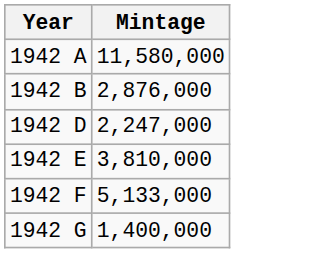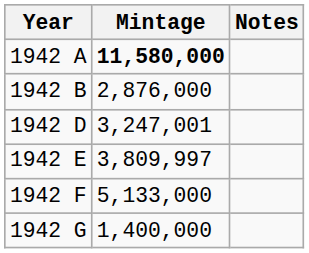+ column: (267, 22)
(161, 57) normal -> (161, 57) bold
(154, 126) 2,247,000 -> (154, 126) 3,247,001
(154, 161) 3,810,000 -> (154, 161) 3,809,997
